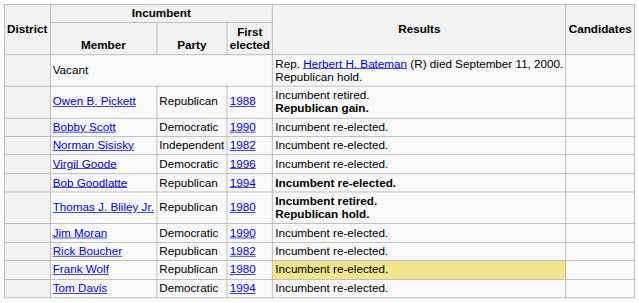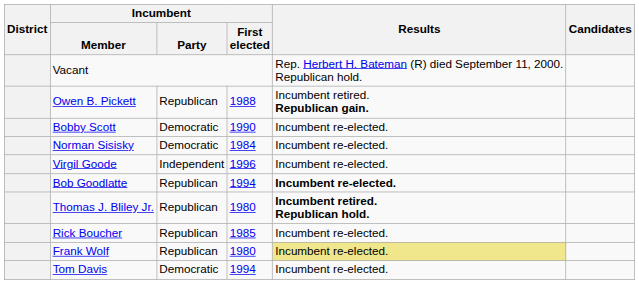(192, 145) Independent -> (189, 145) Democratic
(243, 145) 1982 -> (243, 145) 1984
(189, 164) Democratic -> (192, 164) Independent
- row: (80, 233)
(243, 251) 1982 -> (243, 233) 1985
